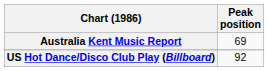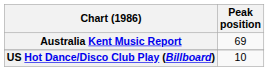(240, 58) 92 -> (240, 58) 10
